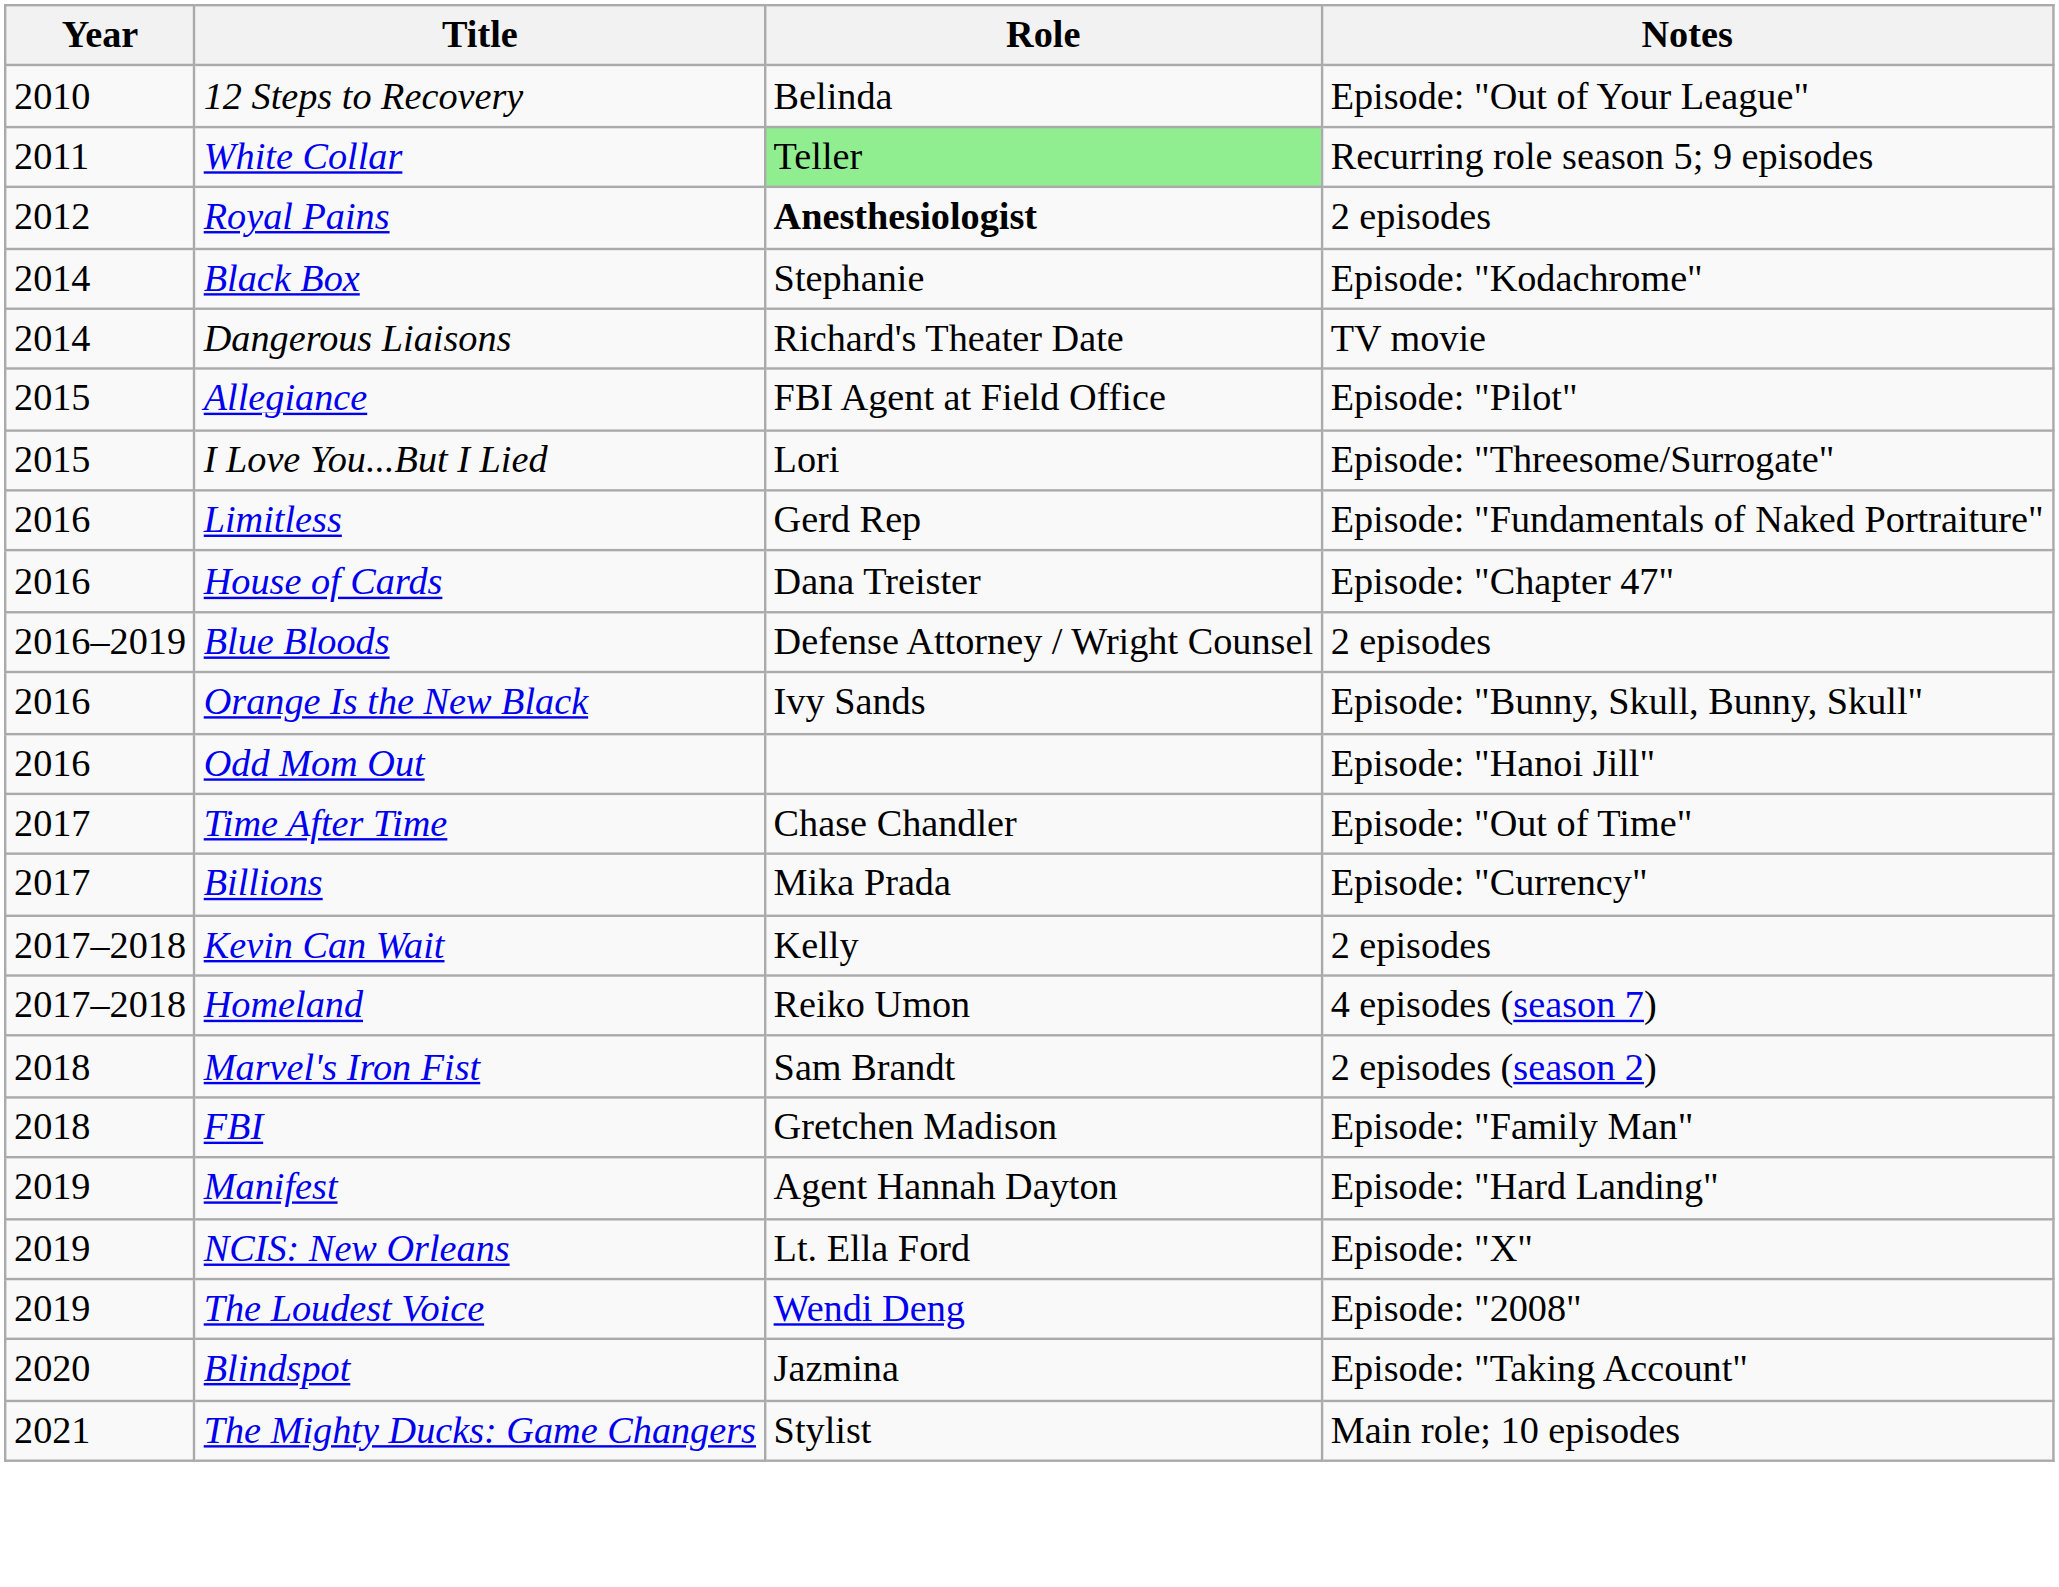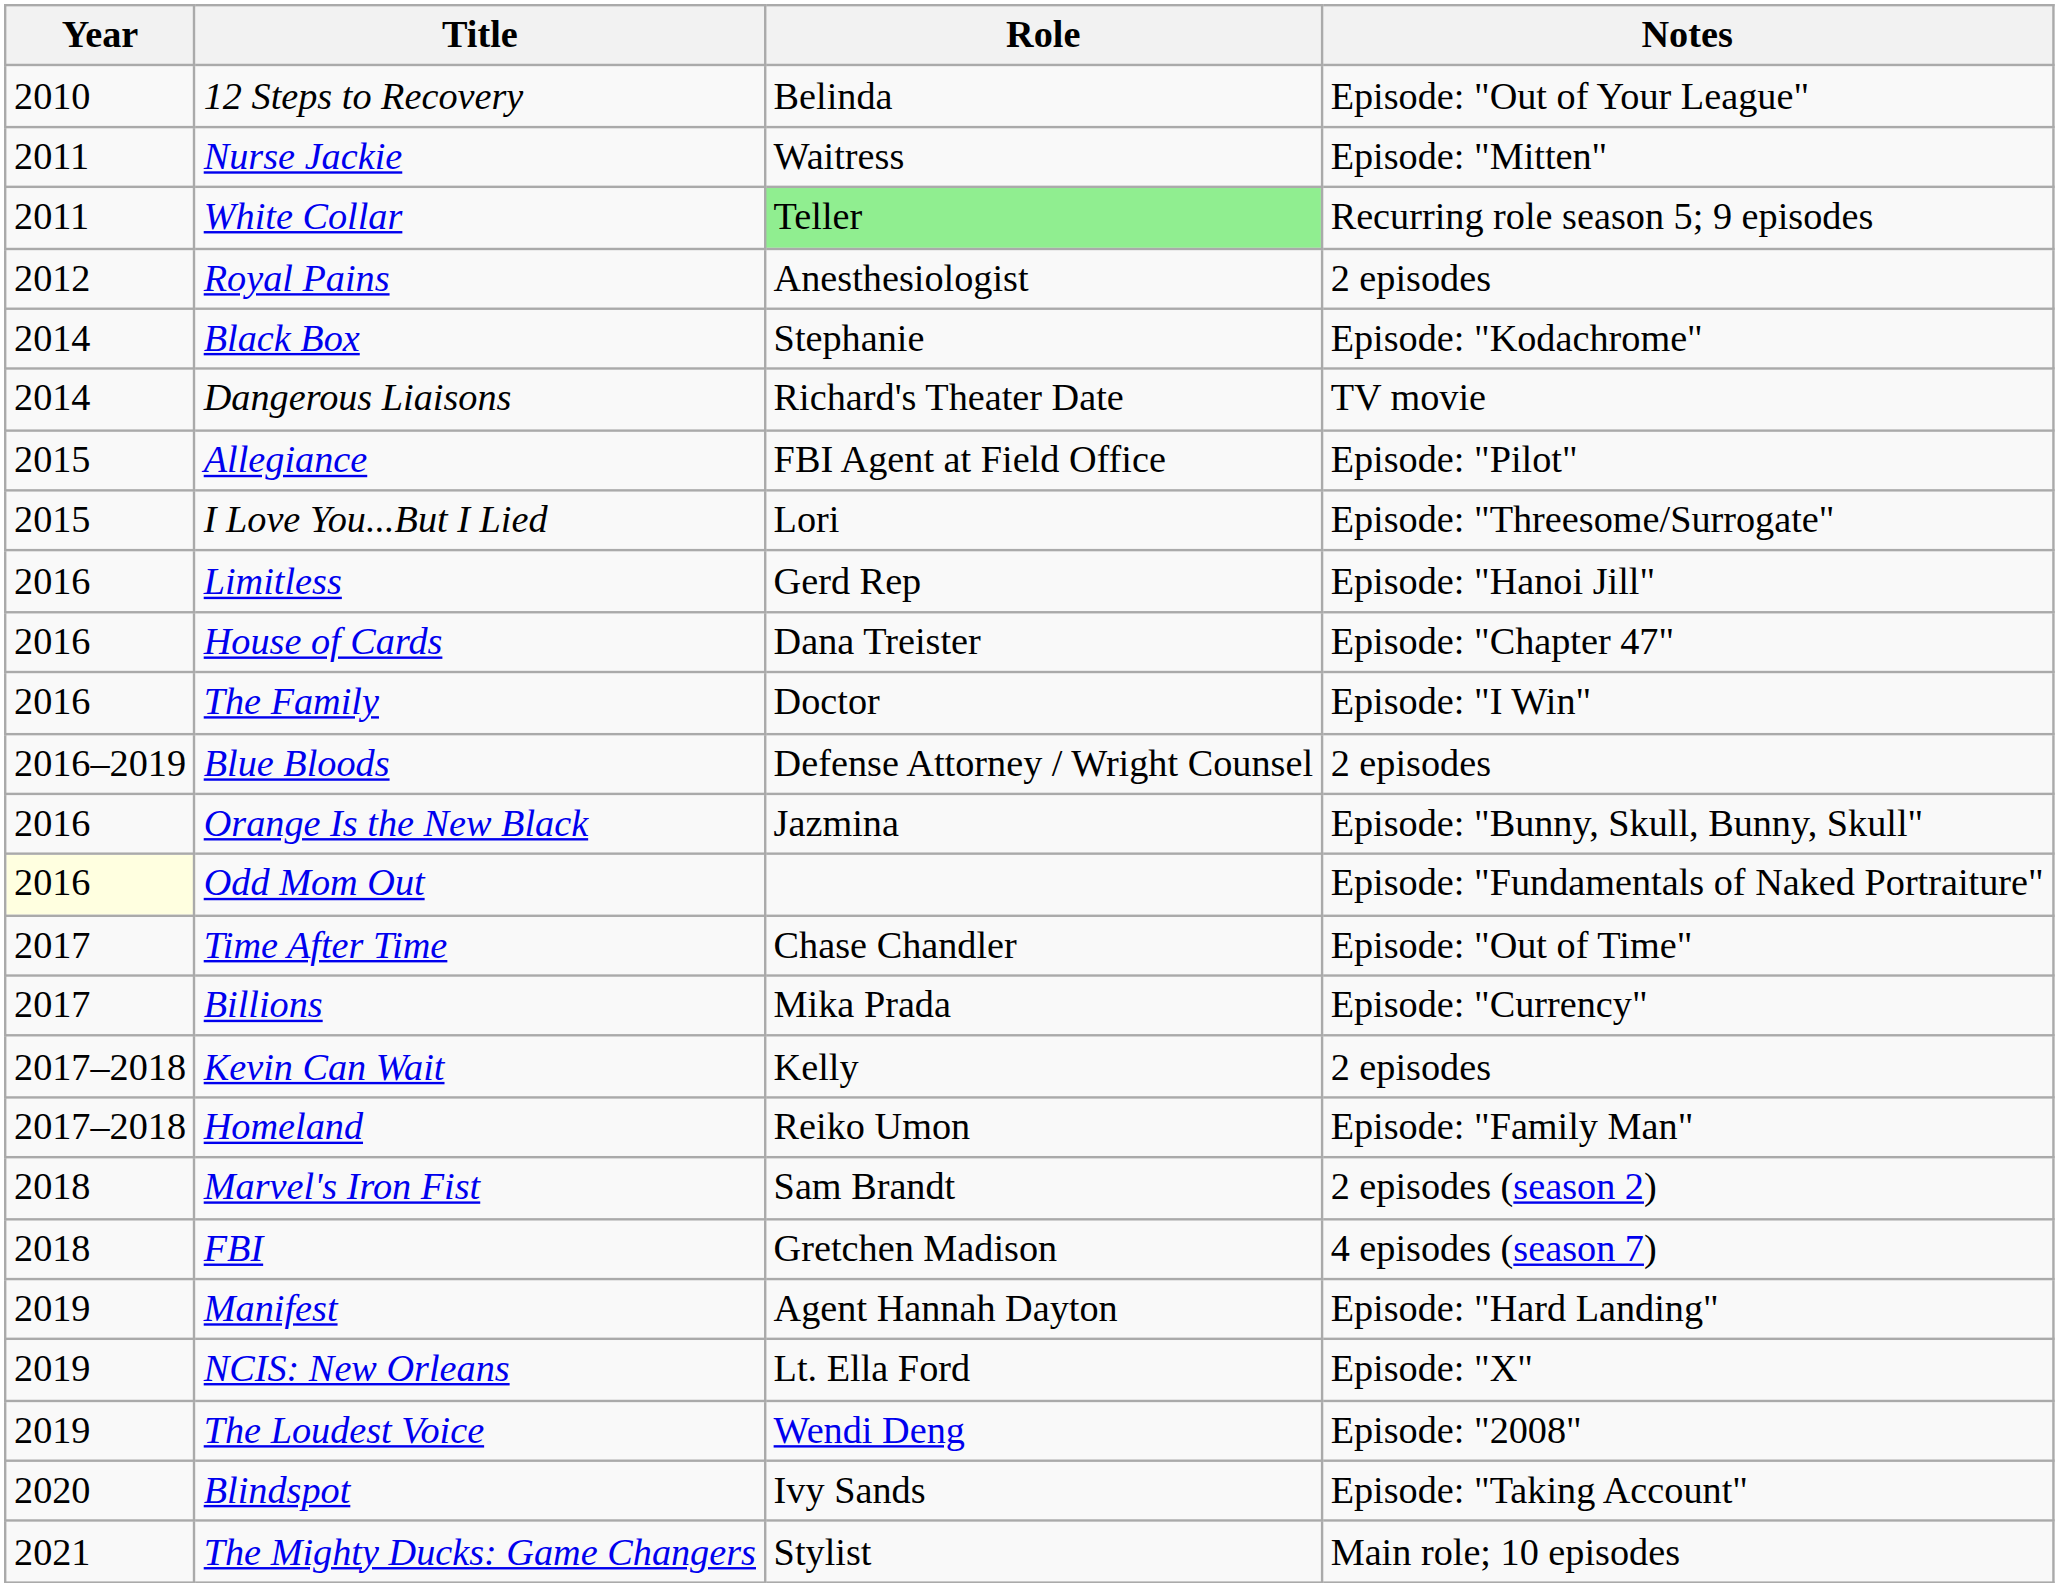+ row: (303, 156)
(905, 216) bold -> (901, 277) normal
(1687, 519) Episode: "Fundamentals of Naked Portraiture" -> (1493, 580) Episode: "Hanoi Jill"
+ row: (291, 701)
(850, 701) Ivy Sands -> (836, 823) Jazmina
(52, 762) no background -> (52, 883) lightyellow background
(1493, 762) Episode: "Hanoi Jill" -> (1687, 883) Episode: "Fundamentals of Naked Portraiture"
(1494, 1005) 4 episodes (season 7) -> (1512, 1126) Episode: "Family Man"
(1512, 1126) Episode: "Family Man" -> (1494, 1247) 4 episodes (season 7)
(836, 1369) Jazmina -> (850, 1490) Ivy Sands
